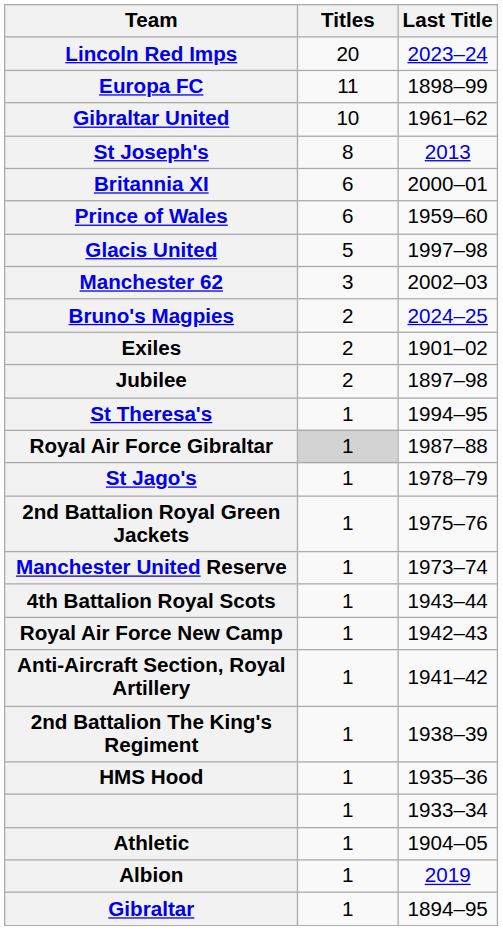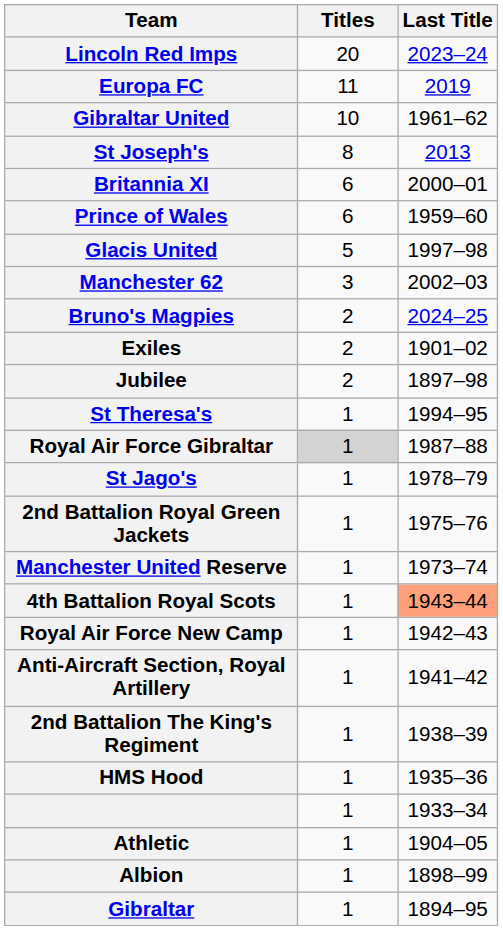(448, 86) 1898–99 -> (448, 86) 2019
(448, 600) no background -> (448, 600) lightsalmon background
(448, 876) 2019 -> (448, 876) 1898–99
